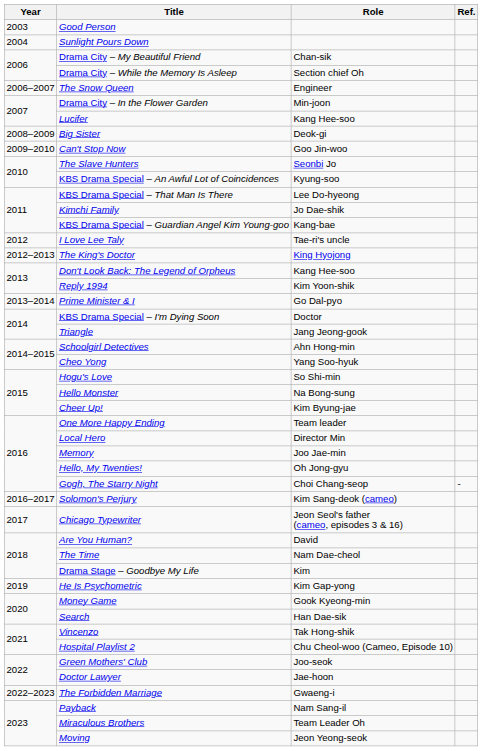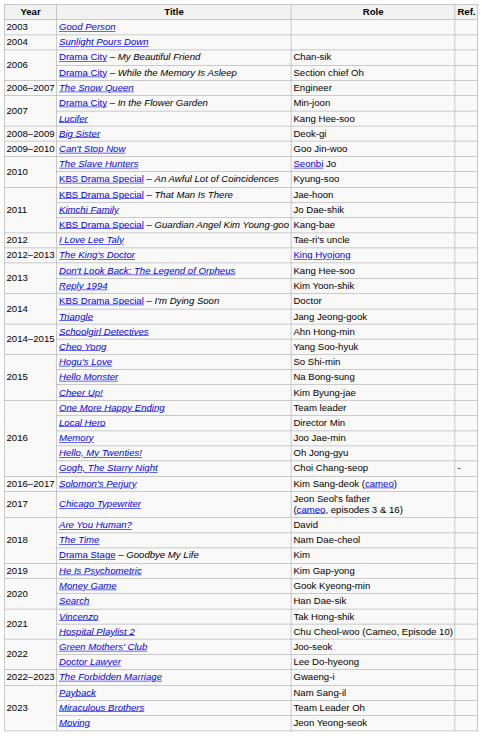(326, 194) Lee Do-hyeong -> (313, 194) Jae-hoon
- row: (97, 301)
(313, 677) Jae-hoon -> (326, 662) Lee Do-hyeong
